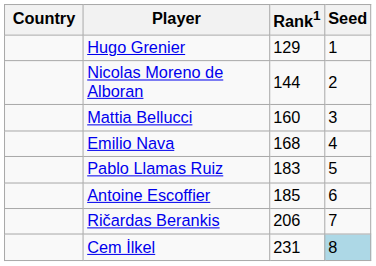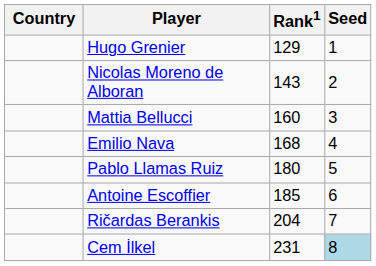(287, 82) 144 -> (287, 82) 143
(287, 169) 183 -> (287, 169) 180
(287, 221) 206 -> (287, 221) 204
